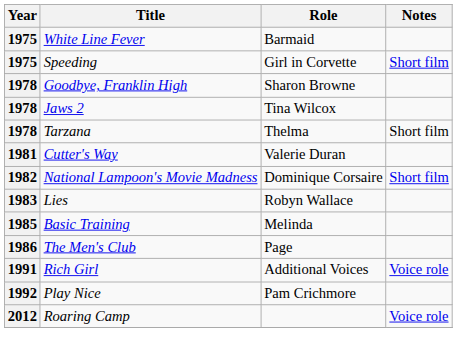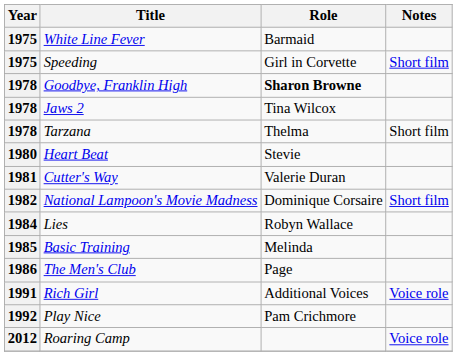(310, 85) normal -> (313, 85) bold
+ row: (76, 154)
(22, 200) 1983 -> (22, 223) 1984
